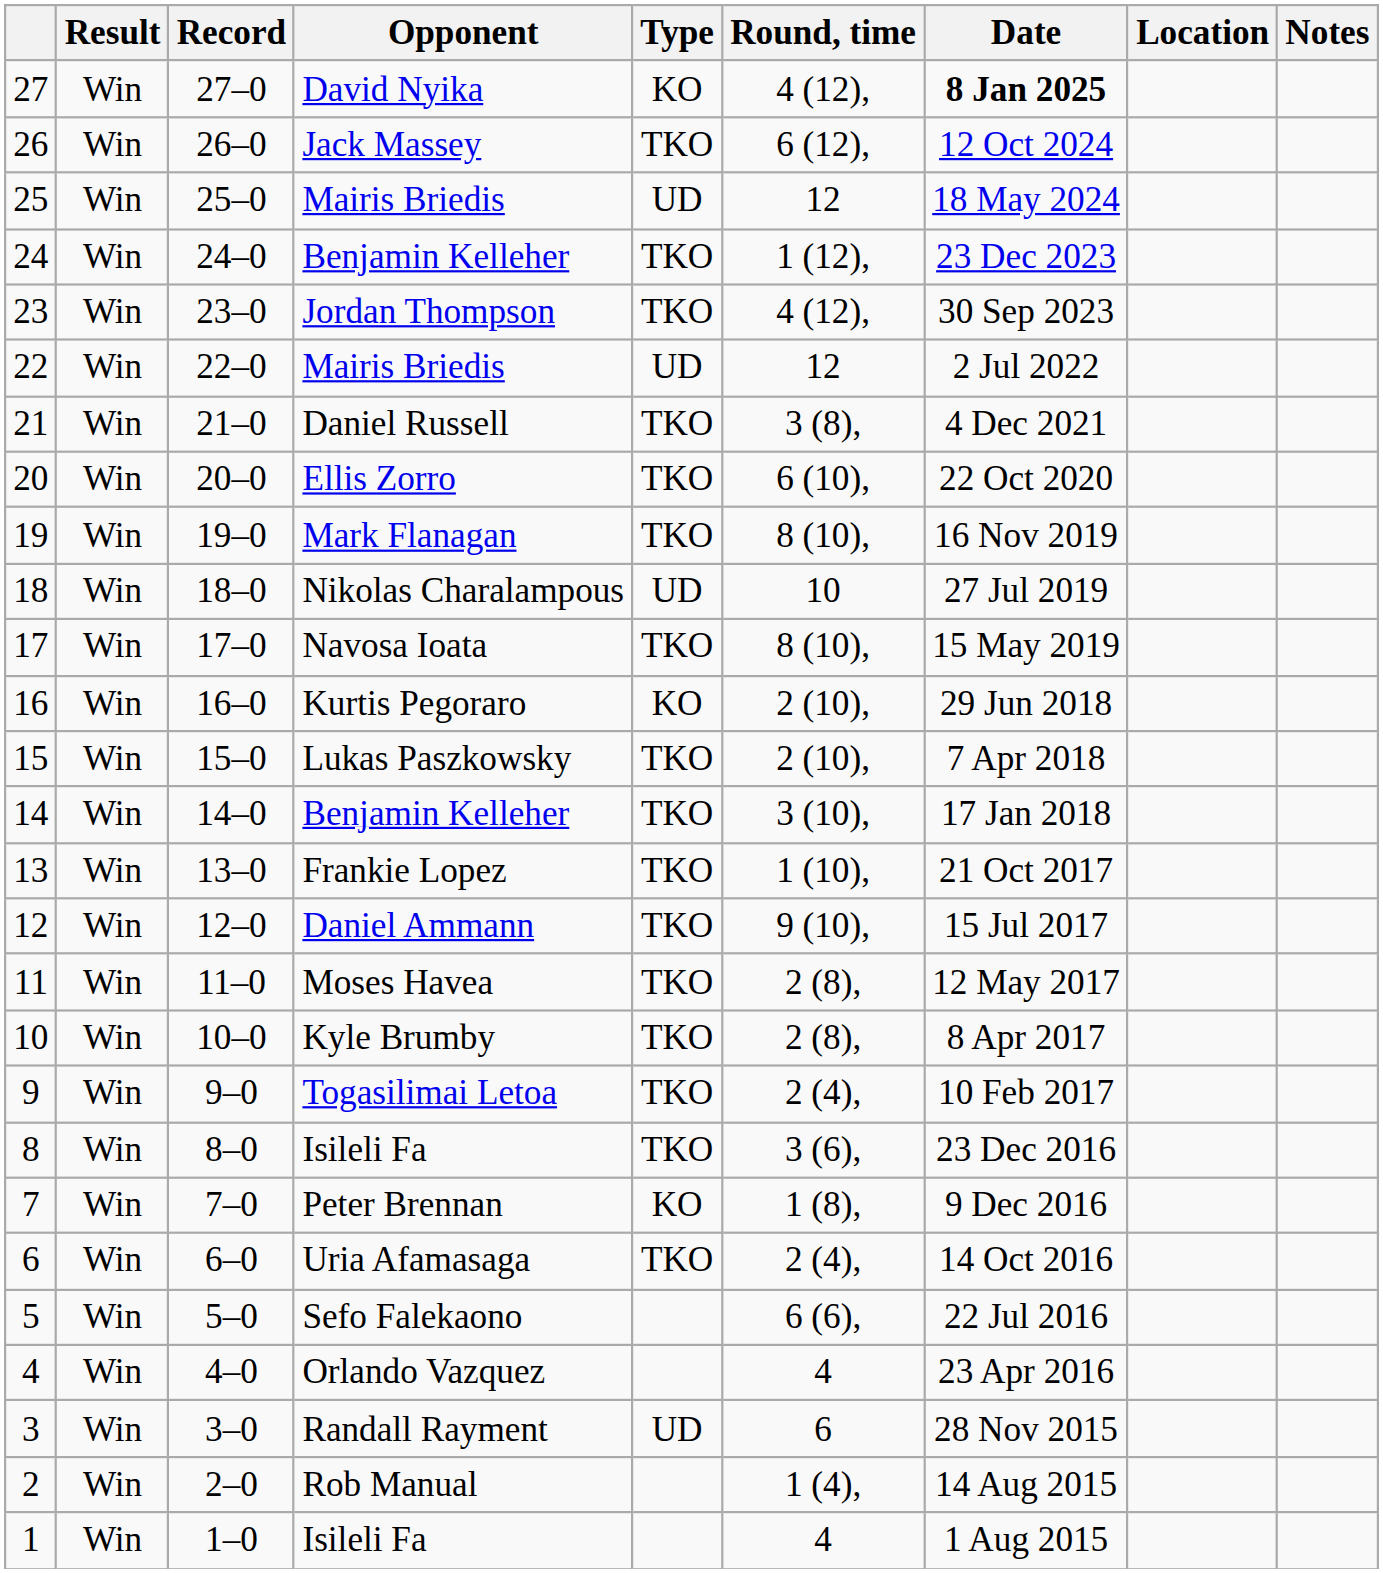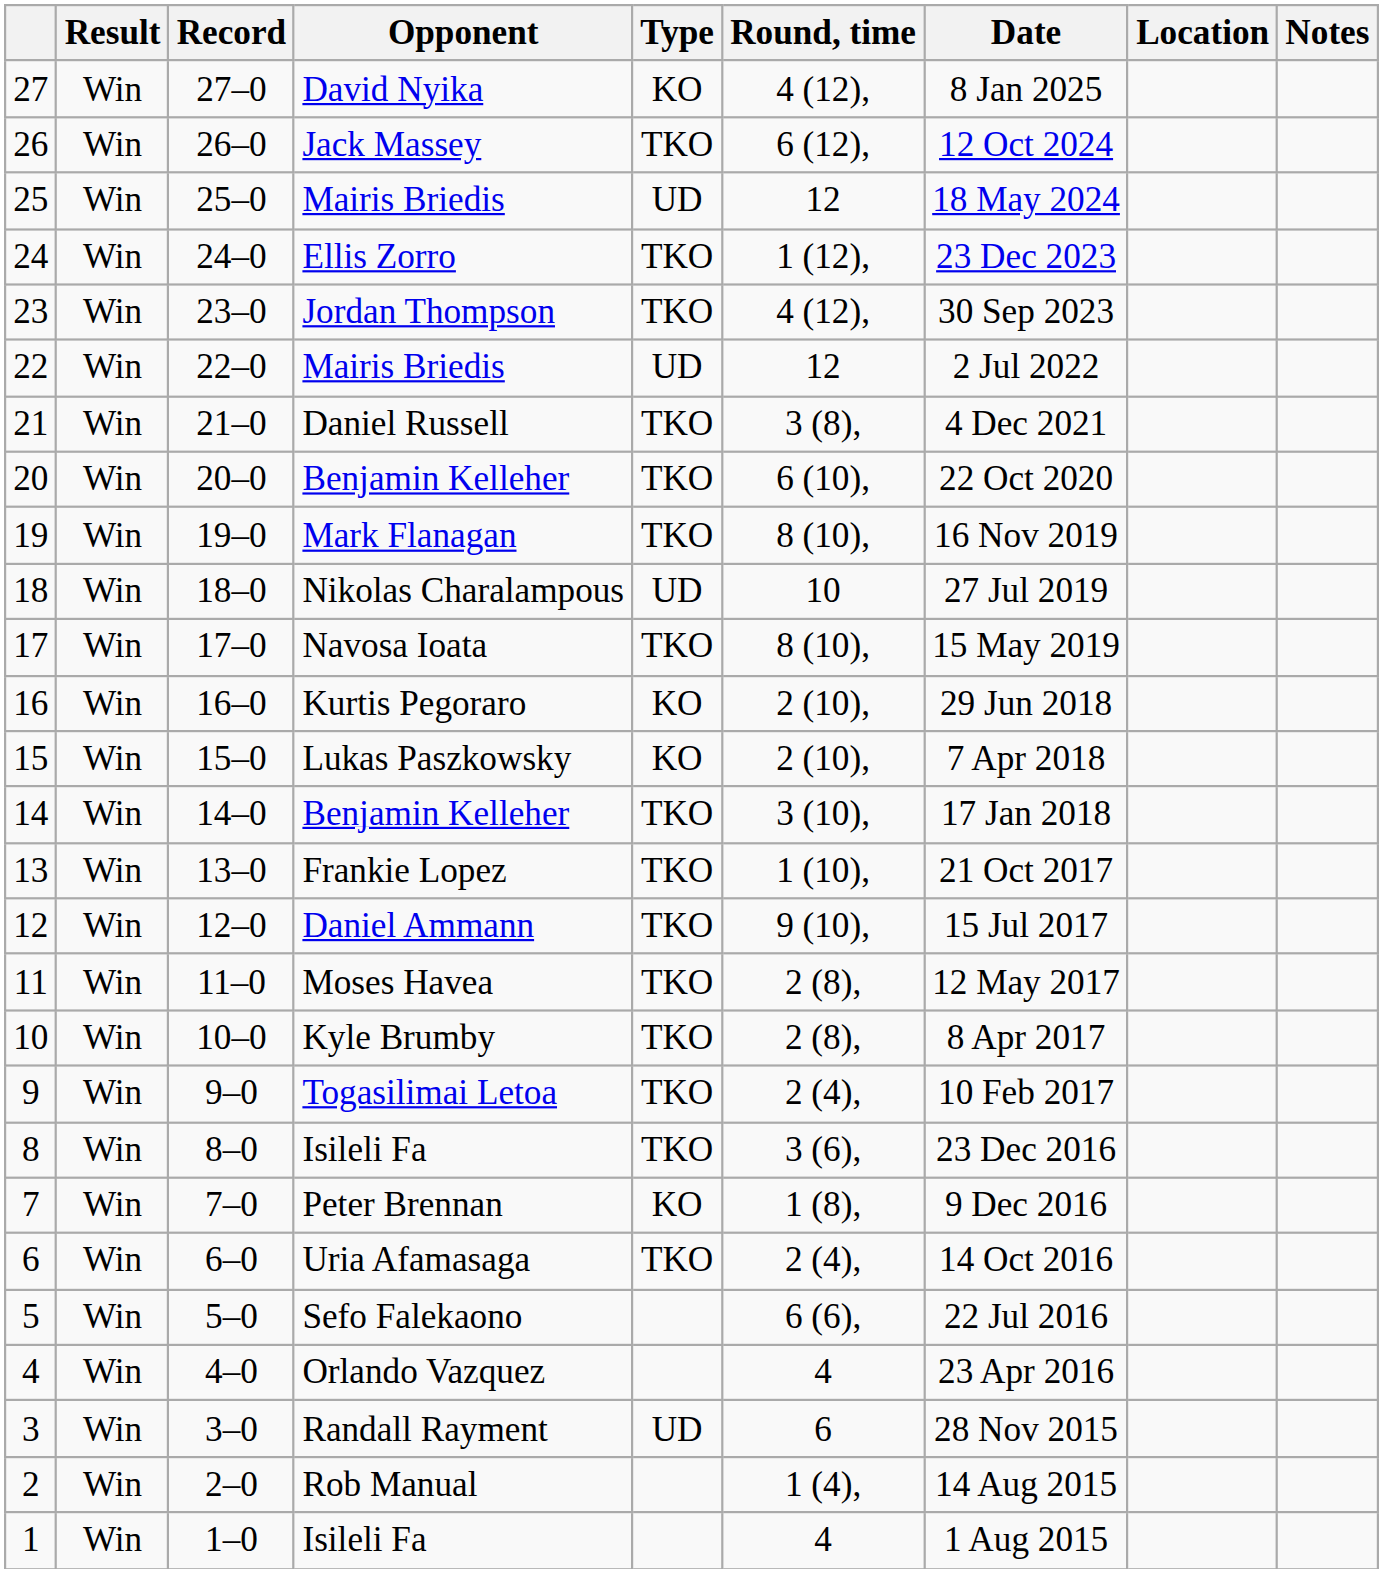(1026, 88) bold -> (1026, 88) normal
(436, 255) Benjamin Kelleher -> (379, 255) Ellis Zorro
(379, 479) Ellis Zorro -> (436, 479) Benjamin Kelleher
(677, 758) TKO -> (677, 758) KO
